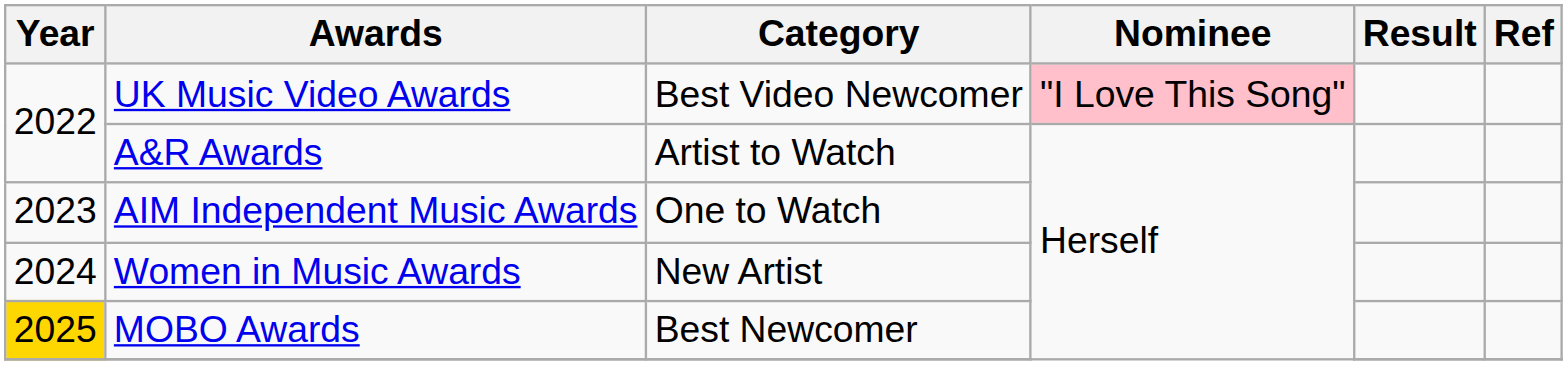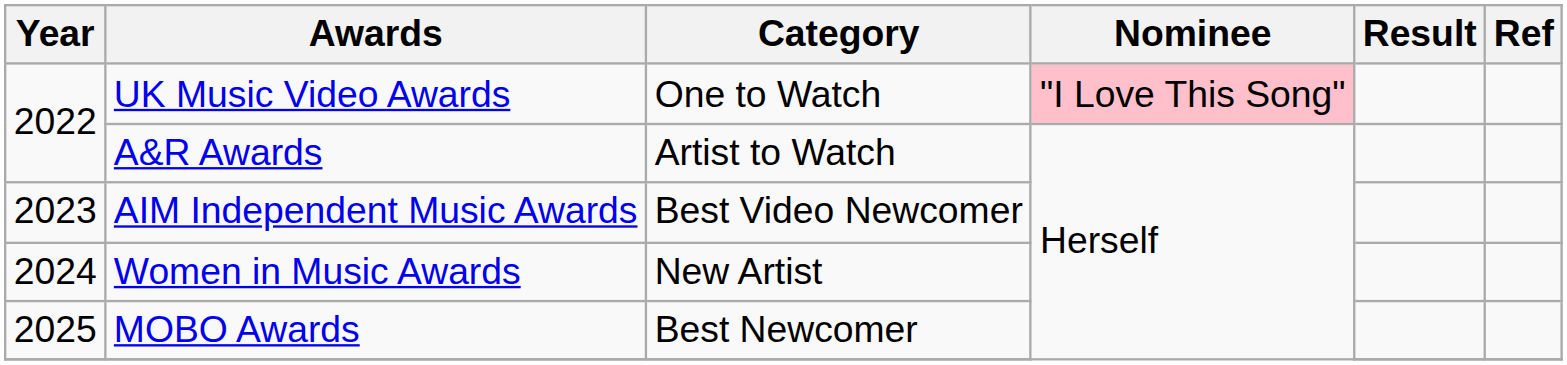(839, 93) Best Video Newcomer -> (768, 93) One to Watch
(768, 211) One to Watch -> (839, 211) Best Video Newcomer
(55, 329) gold background -> (55, 329) no background
